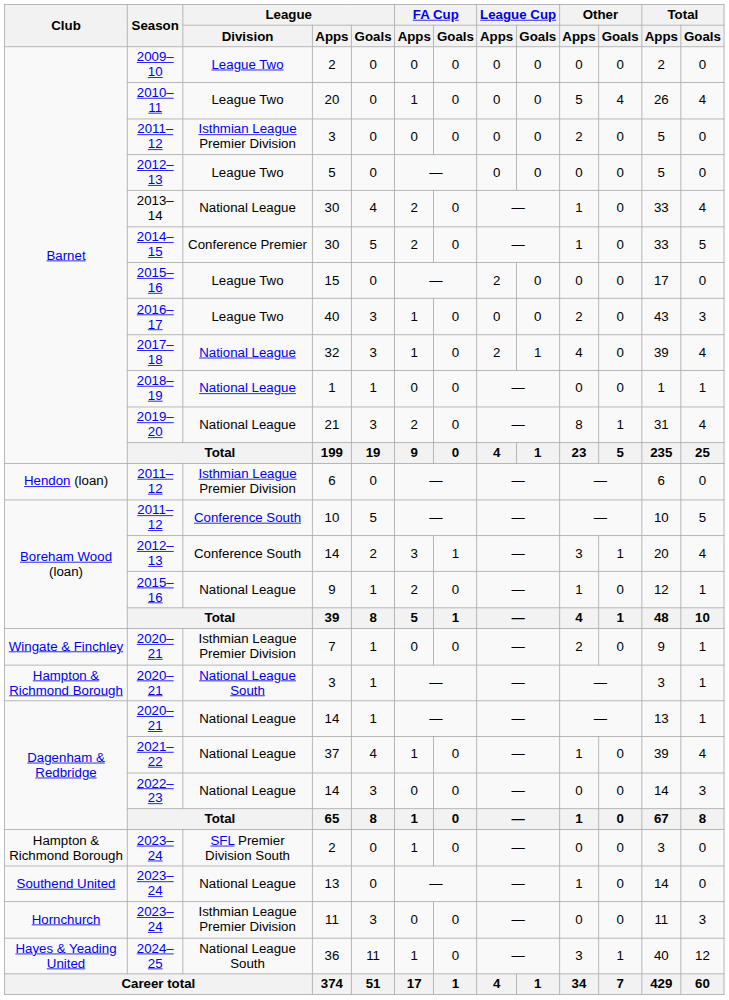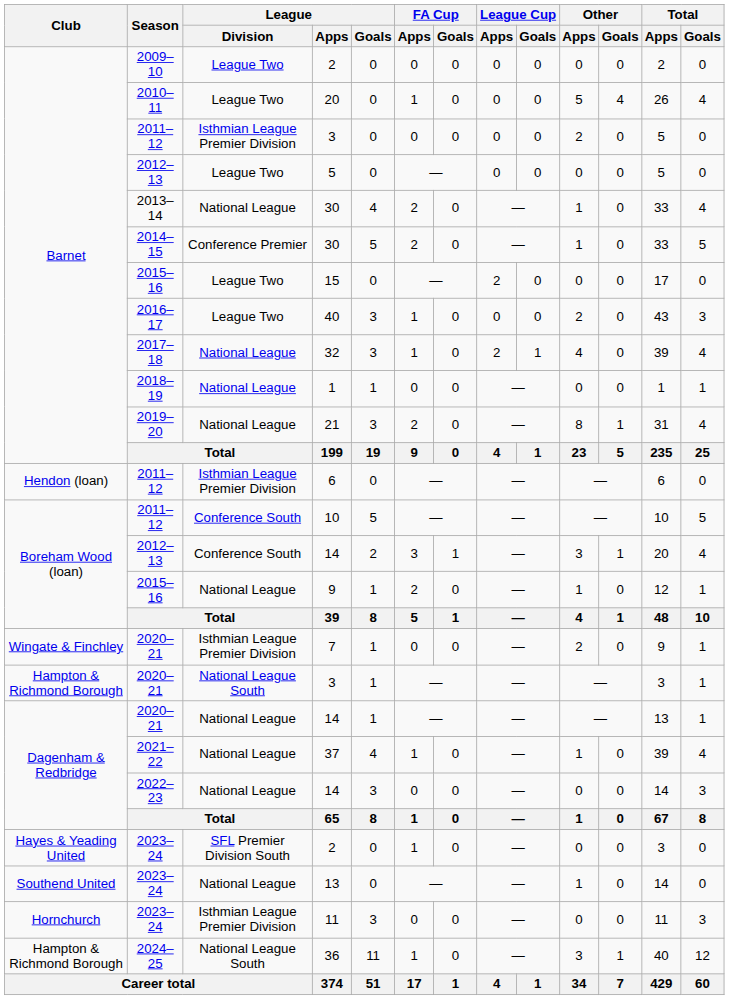(66, 847) Hampton & Richmond Borough -> (66, 847) Hayes & Yeading United
(66, 955) Hayes & Yeading United -> (66, 955) Hampton & Richmond Borough
